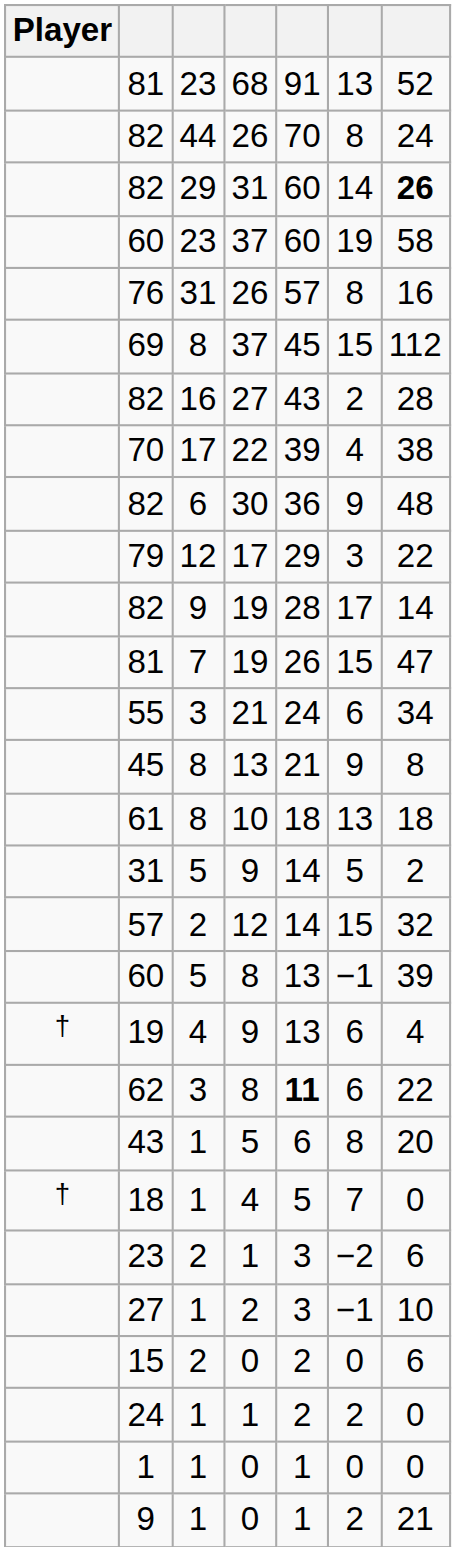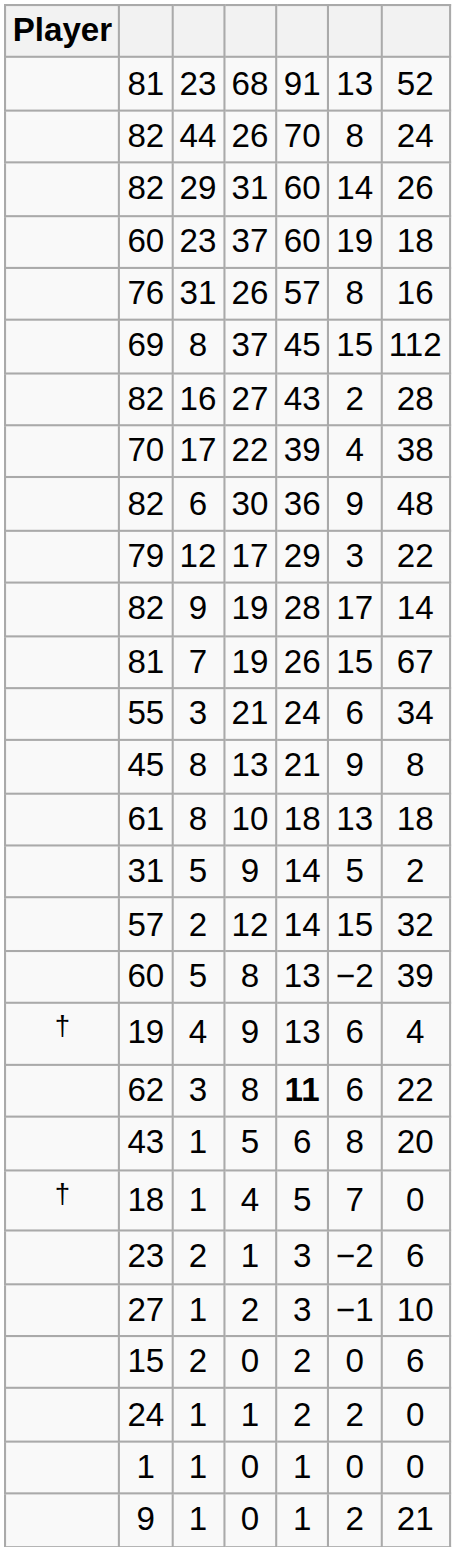(415, 188) bold -> (415, 188) normal
(415, 240) 58 -> (415, 240) 18
(415, 661) 47 -> (415, 661) 67
(355, 976) −1 -> (355, 976) −2
